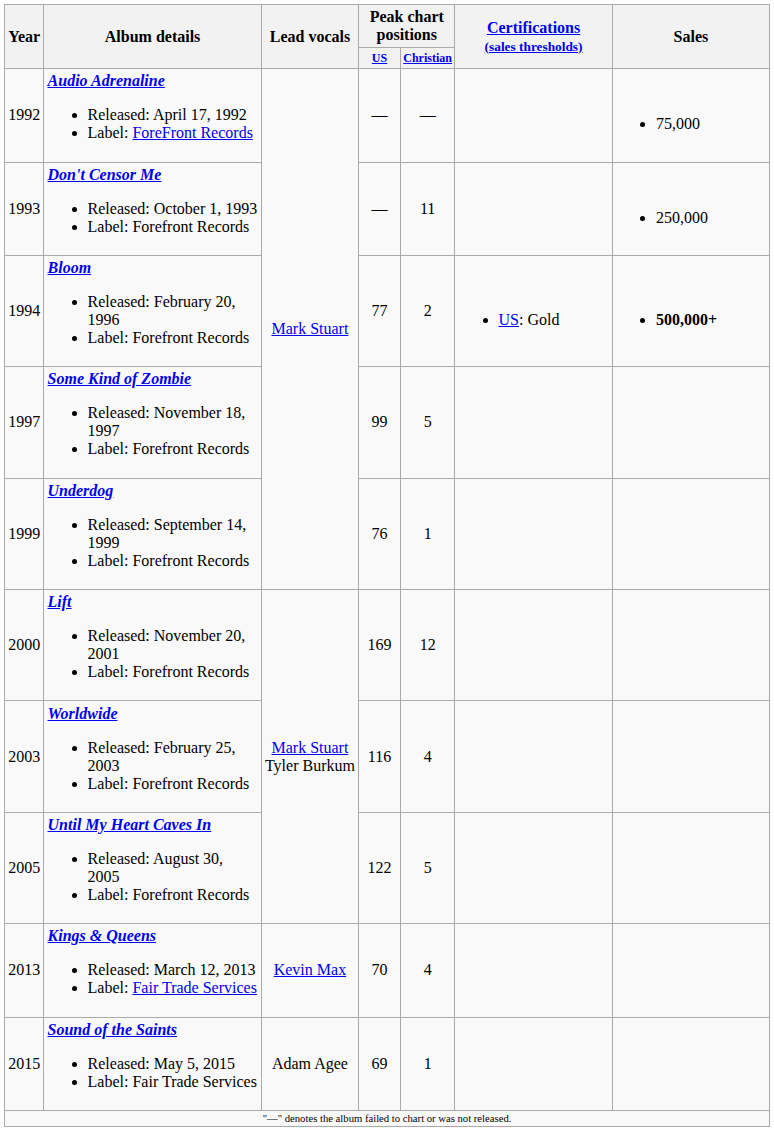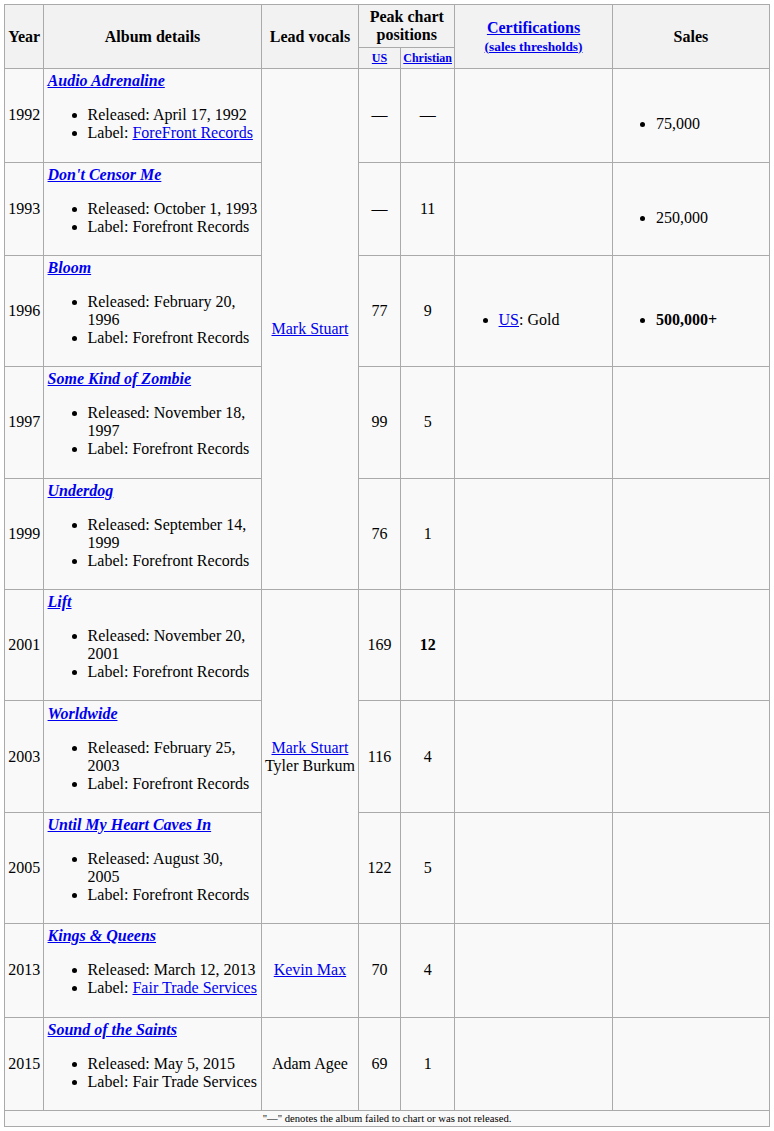(24, 311) 1994 -> (24, 311) 1996
(428, 311) 2 -> (428, 311) 9
(24, 645) 2000 -> (24, 645) 2001
(428, 645) normal -> (428, 645) bold
